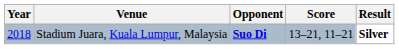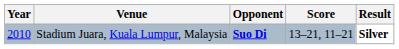(19, 34) 2018 -> (19, 34) 2010
